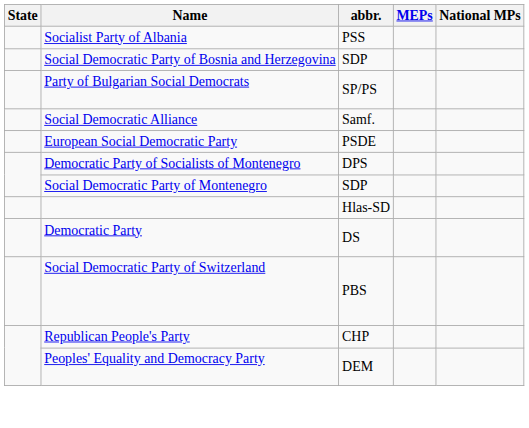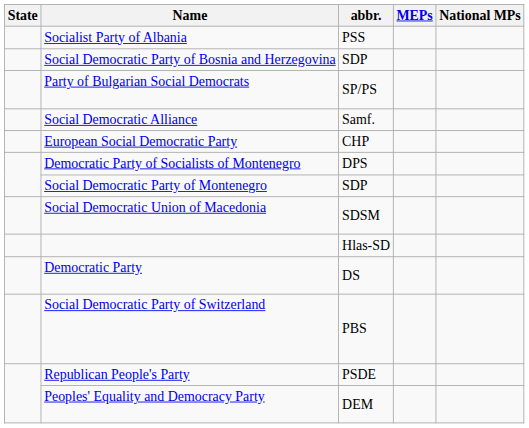(359, 141) PSDE -> (356, 141) CHP
+ row: (155, 207)
(356, 336) CHP -> (359, 374) PSDE
